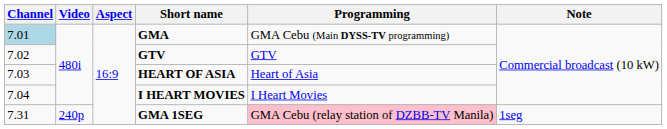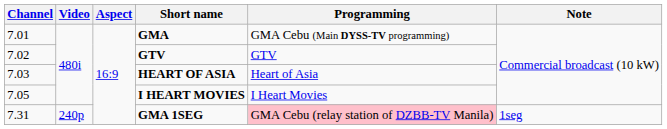(18, 34) lightblue background -> (18, 34) no background
(18, 94) 7.04 -> (18, 94) 7.05
